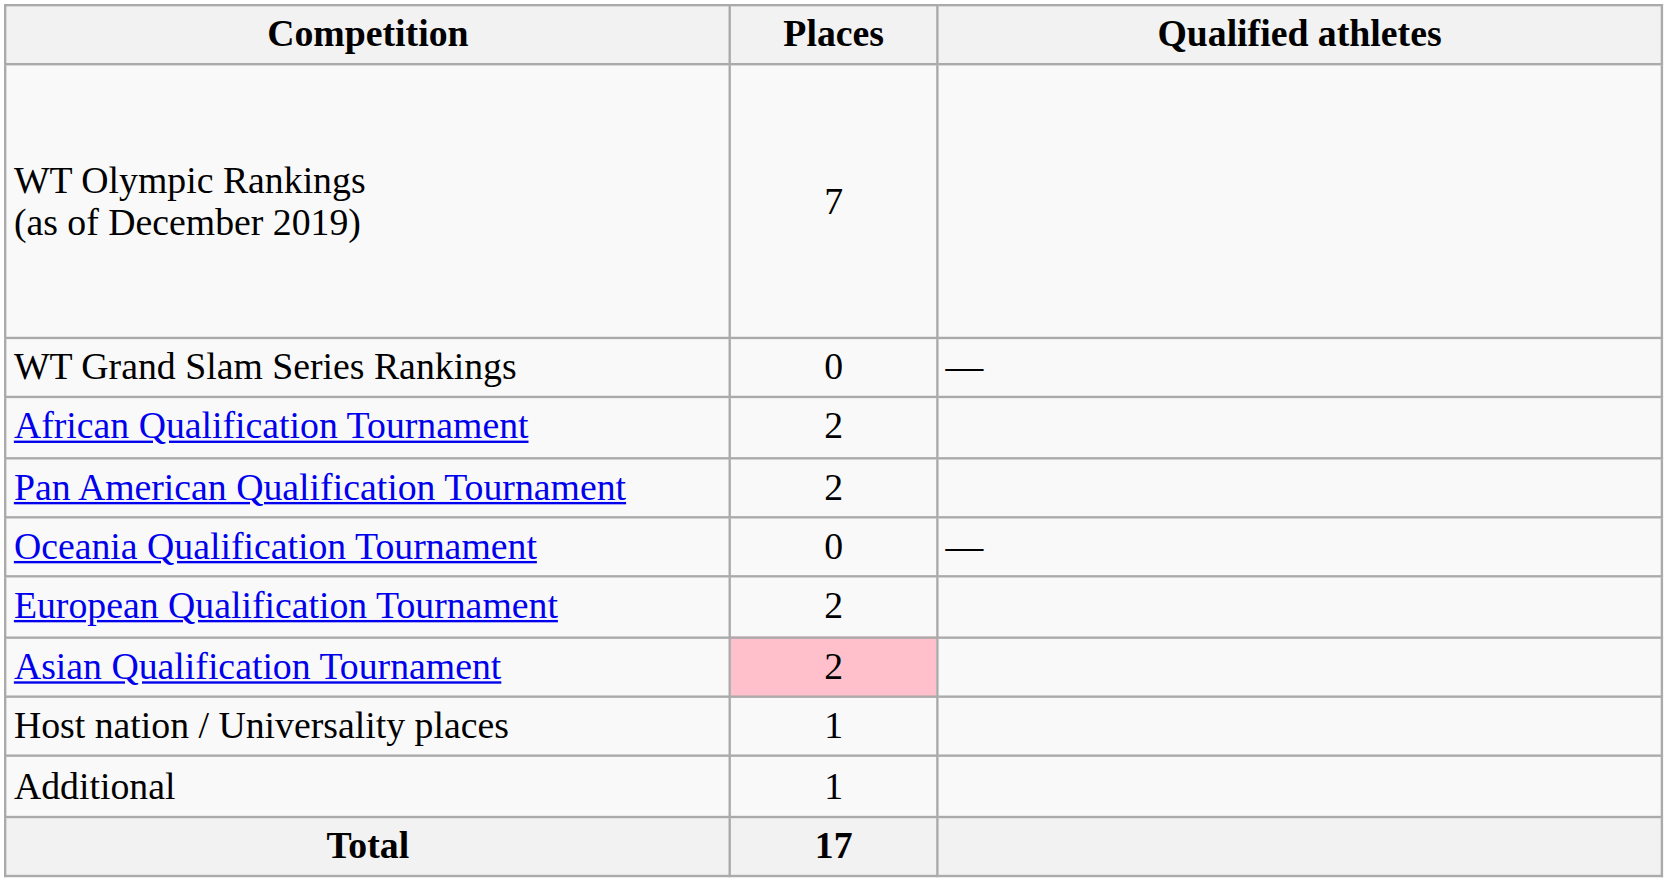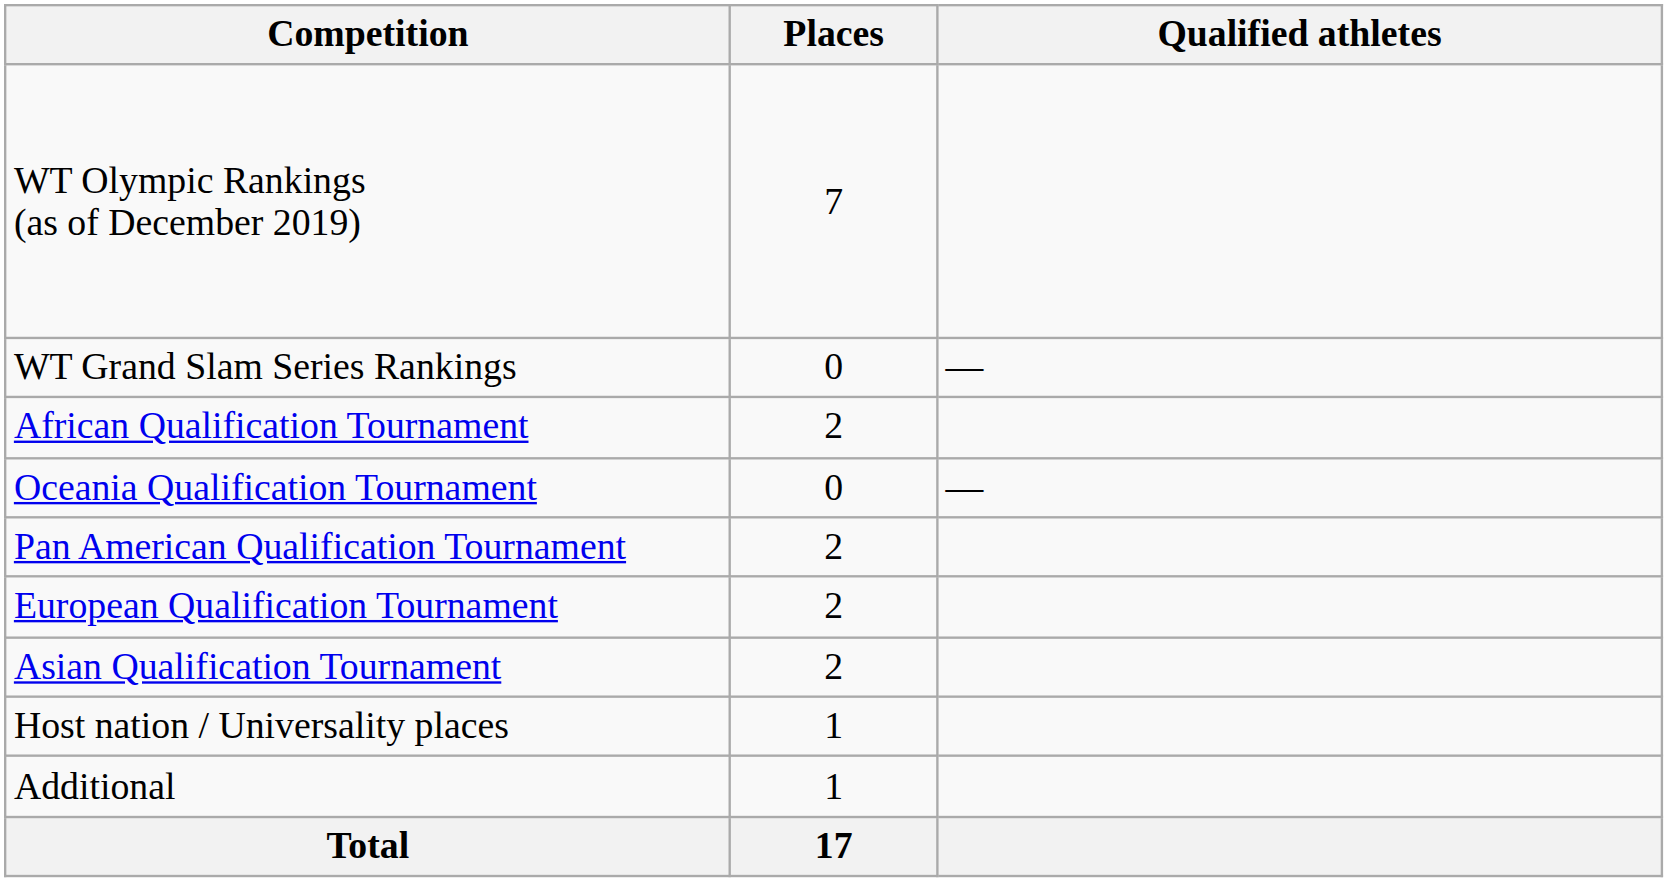rows swapped: (275, 546) <-> (320, 486)
(834, 666) pink background -> (834, 666) no background
